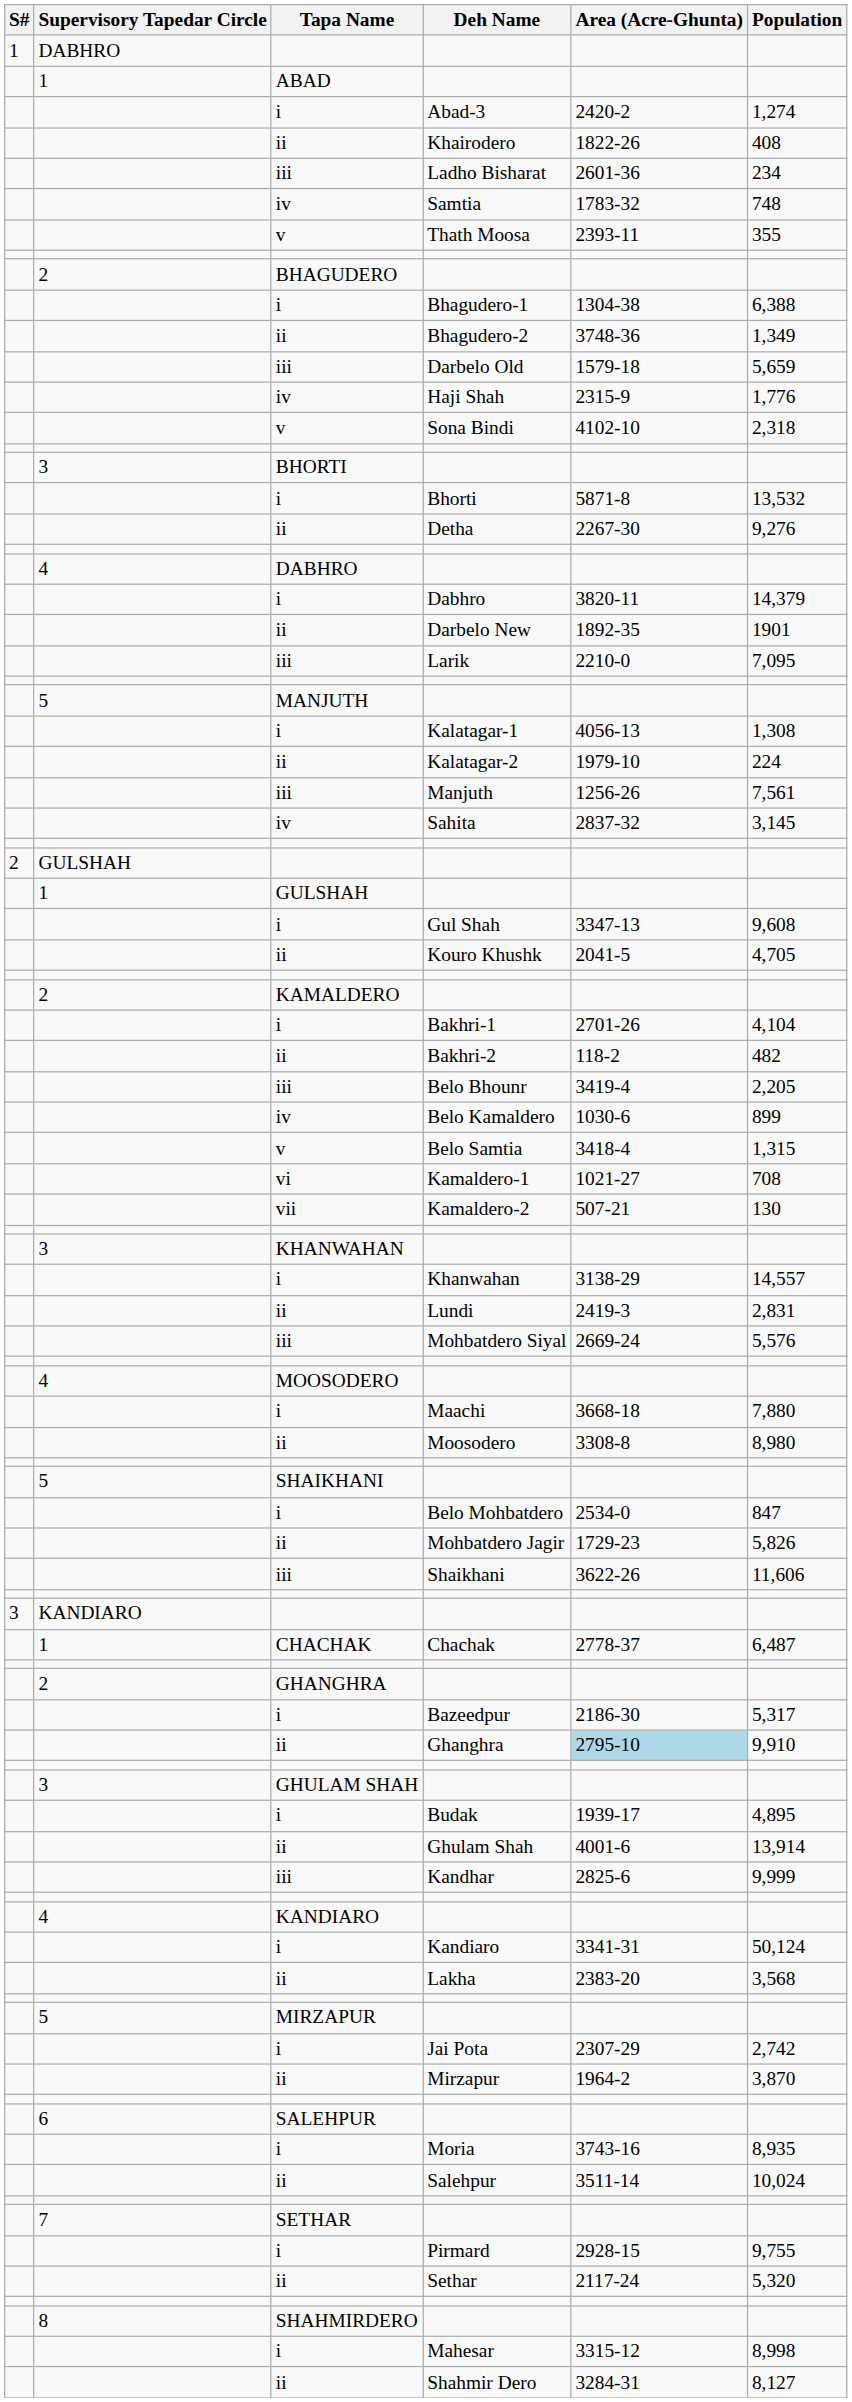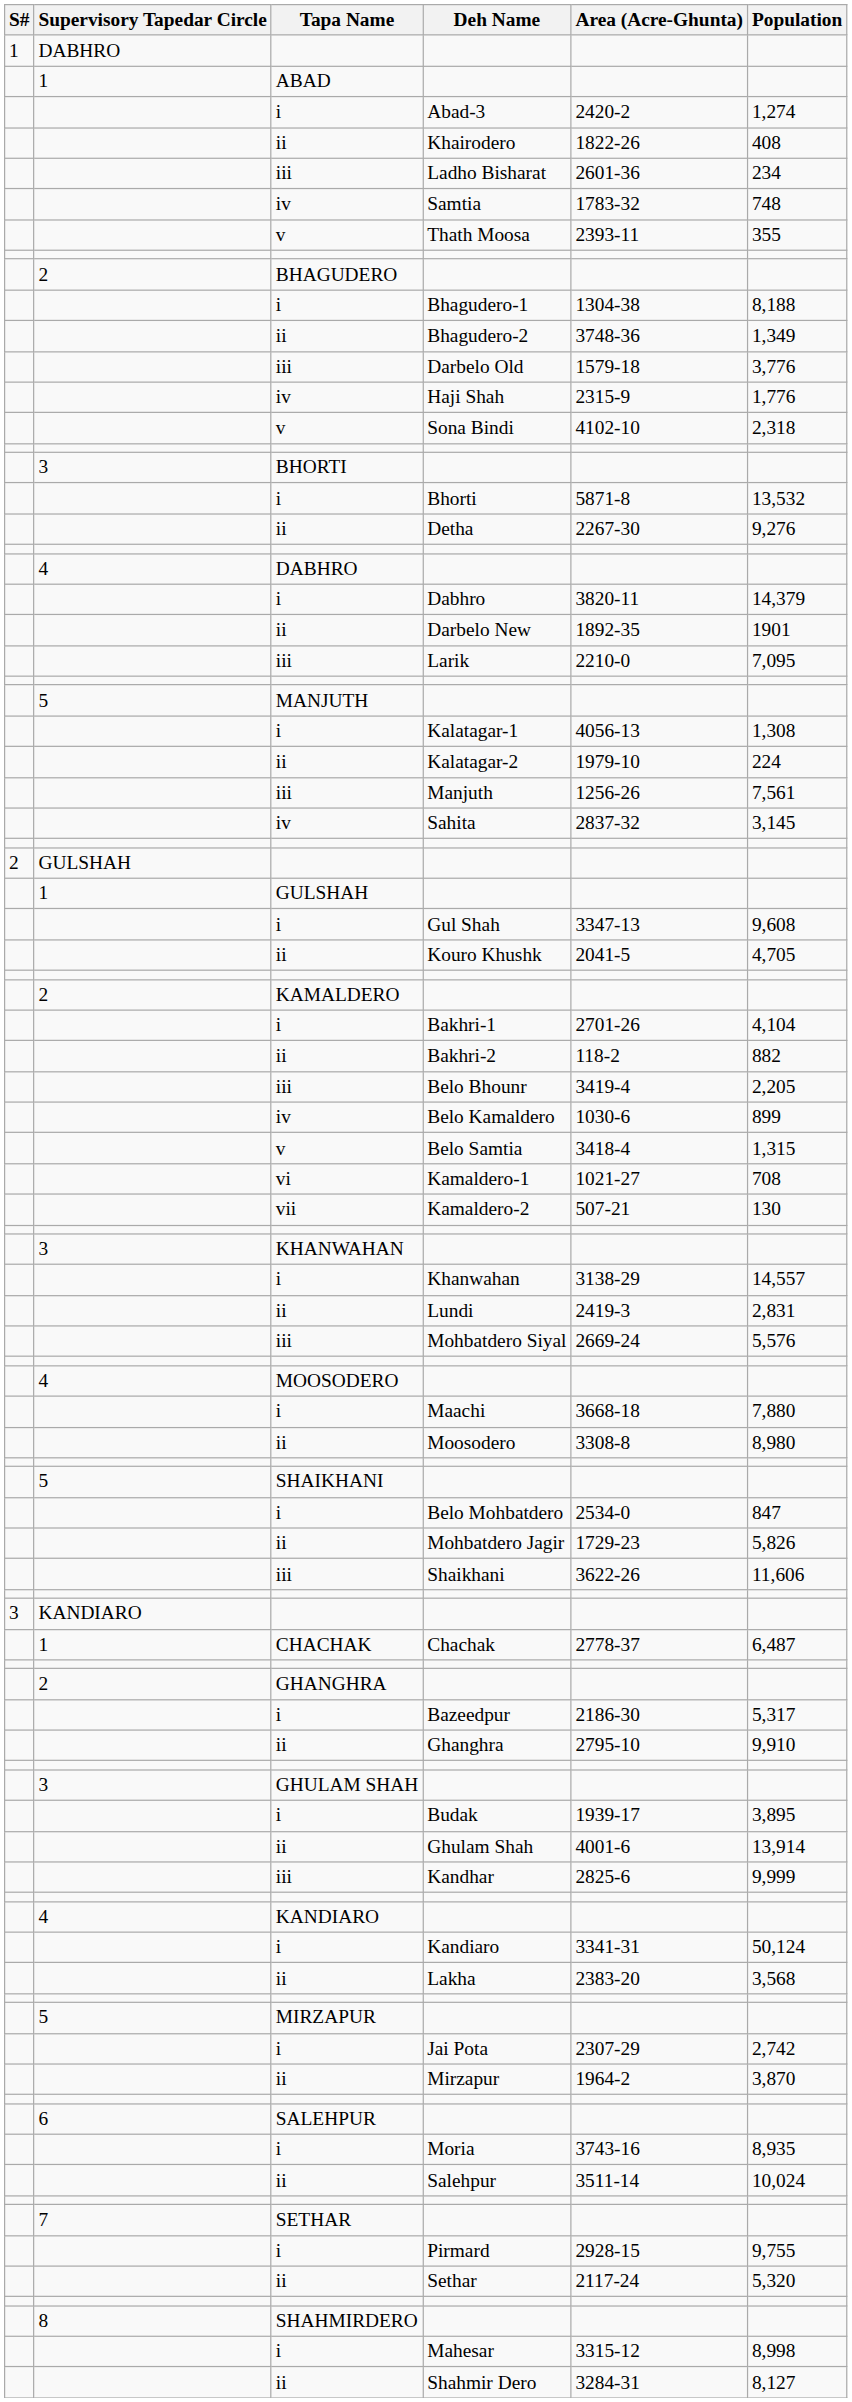(774, 305) 6,388 -> (774, 305) 8,188
(774, 366) 5,659 -> (774, 366) 3,776
(766, 1055) 482 -> (766, 1055) 882
(608, 1745) lightblue background -> (608, 1745) no background
(774, 1815) 4,895 -> (774, 1815) 3,895
